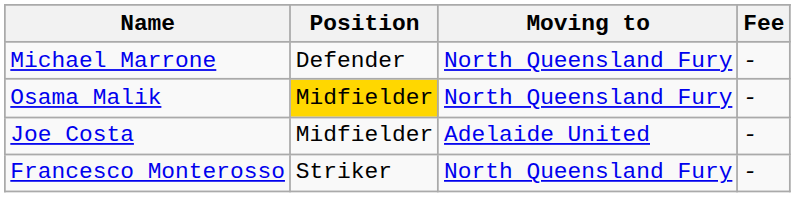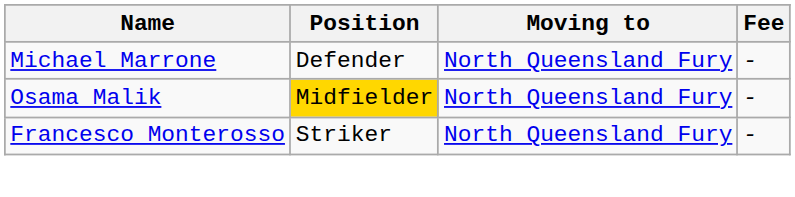- row: (72, 135)
